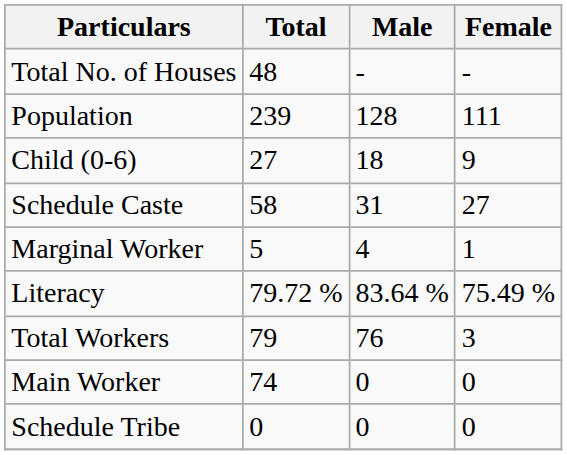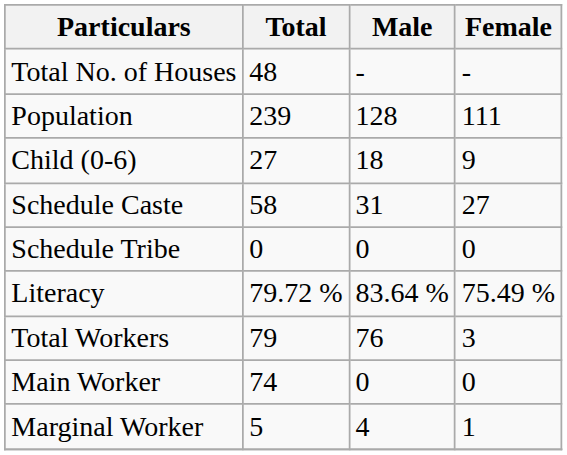rows swapped: (96, 426) <-> (107, 248)
